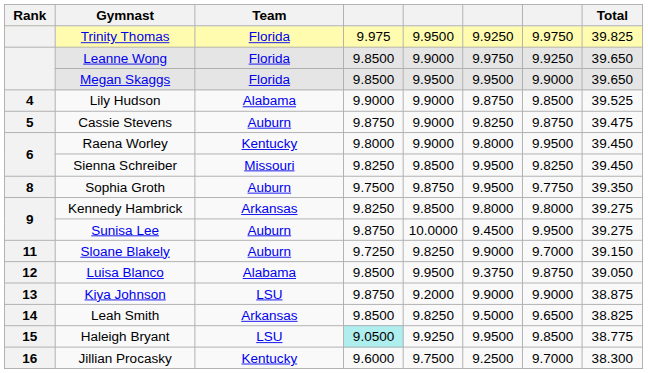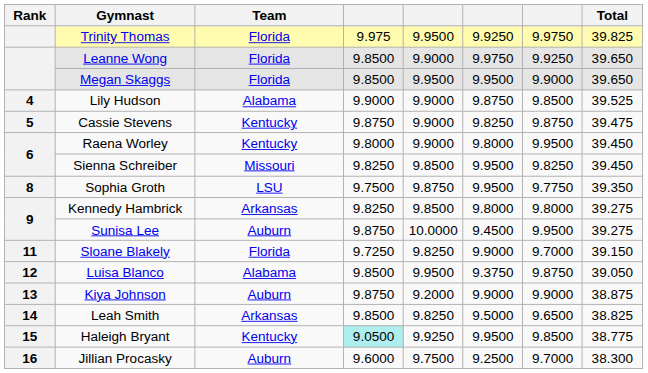(269, 122) Auburn -> (269, 122) Kentucky
(269, 187) Auburn -> (269, 187) LSU
(269, 251) Auburn -> (269, 251) Florida
(269, 294) LSU -> (269, 294) Auburn
(269, 337) LSU -> (269, 337) Kentucky
(269, 358) Kentucky -> (269, 358) Auburn
